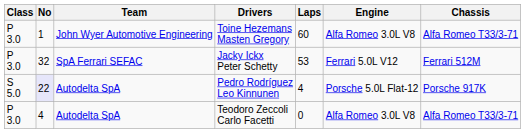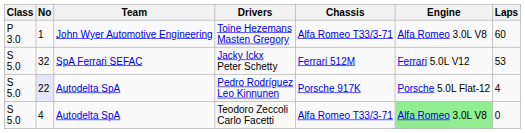columns swapped: (471, 12) <-> (309, 12)
(14, 61) P 3.0 -> (14, 61) S 5.0
(14, 115) P 3.0 -> (14, 115) S 5.0
(370, 115) no background -> (442, 115) lightgreen background
